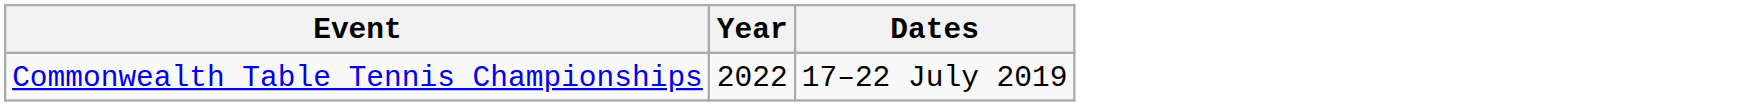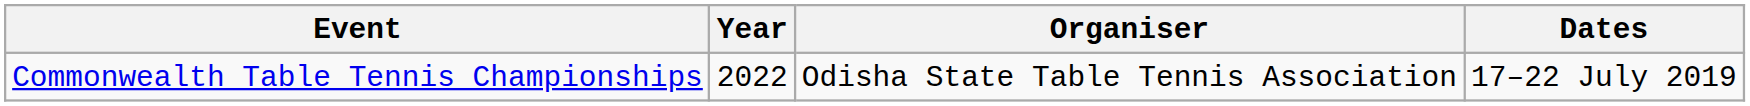+ column: (1129, 29)
